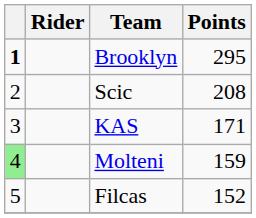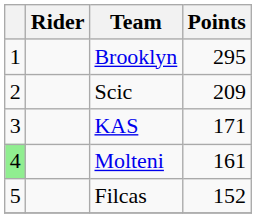(15, 56) bold -> (15, 56) normal
(229, 91) 208 -> (229, 91) 209
(229, 160) 159 -> (229, 160) 161
